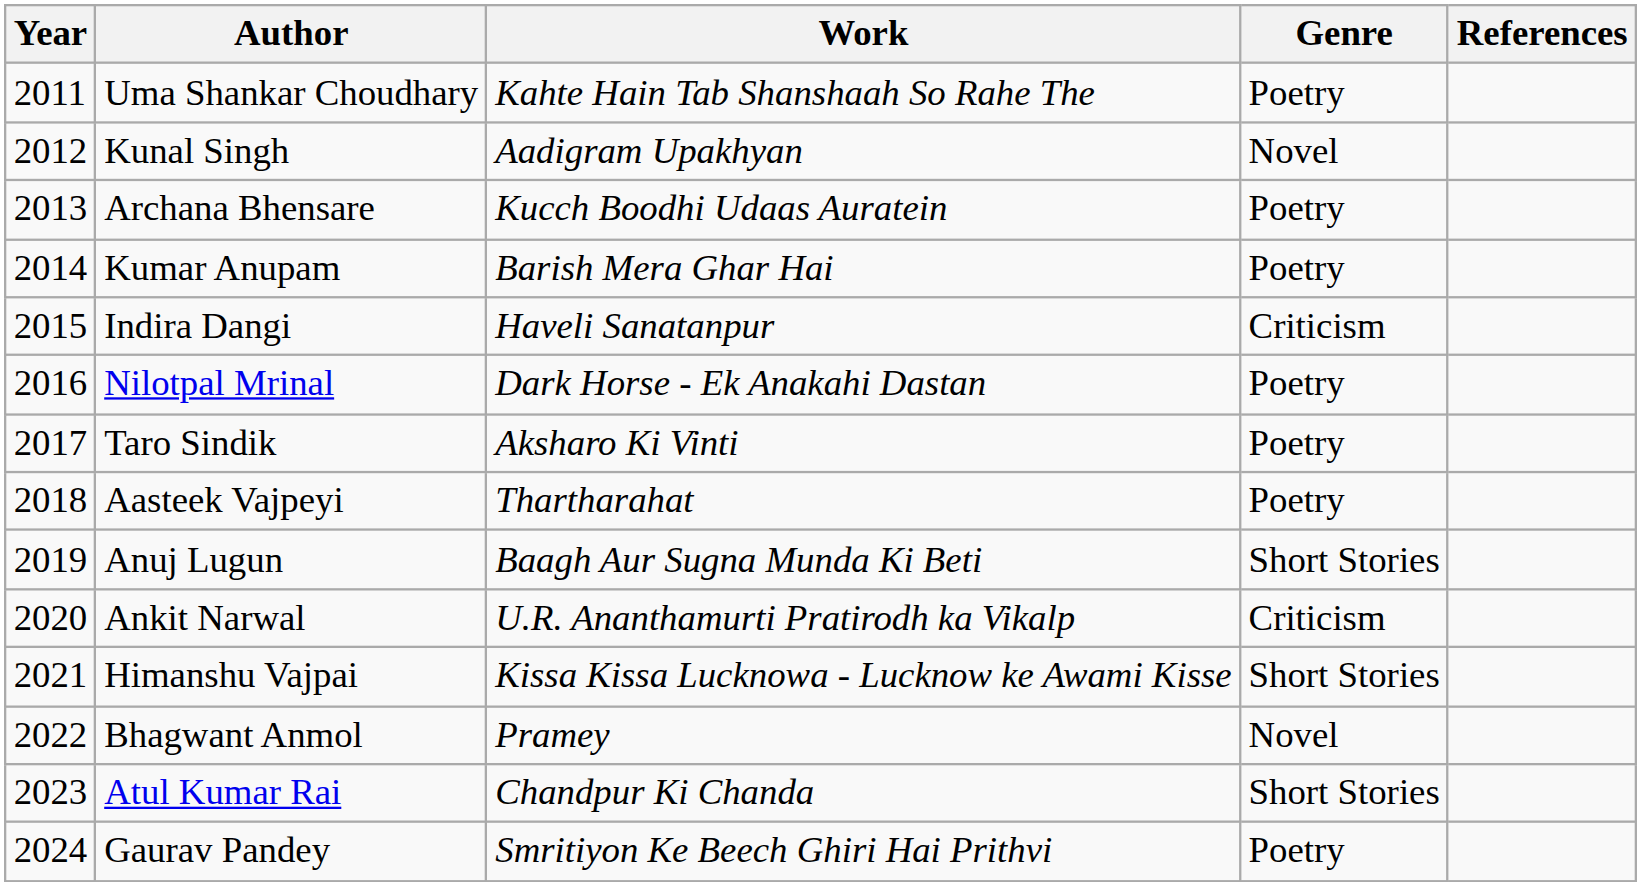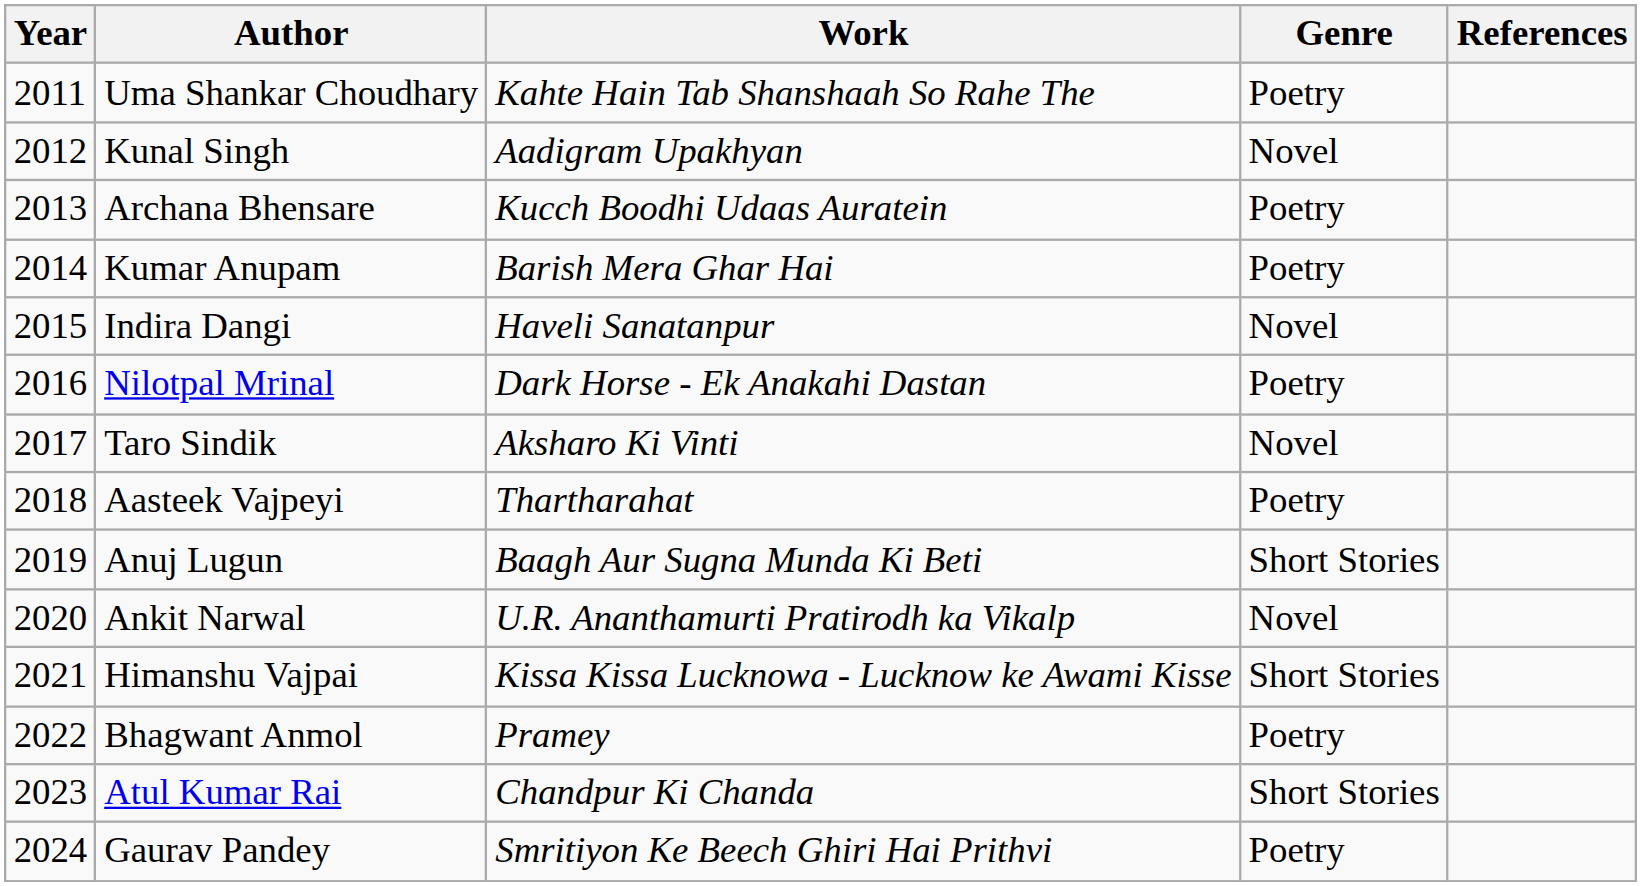(1317, 325) Criticism -> (1294, 325) Novel
(1297, 442) Poetry -> (1294, 442) Novel
(1317, 617) Criticism -> (1294, 617) Novel
(1294, 734) Novel -> (1297, 734) Poetry
